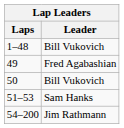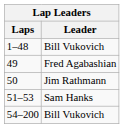(74, 81) Bill Vukovich -> (75, 81) Jim Rathmann
(75, 115) Jim Rathmann -> (74, 115) Bill Vukovich
